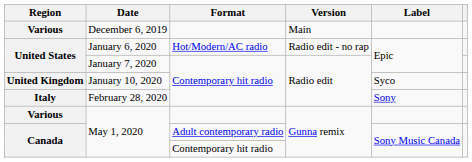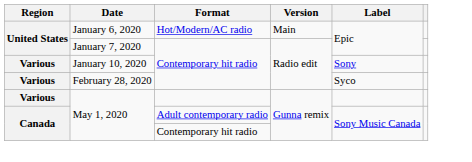- row: (128, 30)
(329, 47) Radio edit - no rap -> (284, 30) Main
(45, 81) United Kingdom -> (37, 64) Various
(384, 81) Syco -> (345, 64) Sony
(45, 98) Italy -> (37, 81) Various
(385, 98) Sony -> (345, 81) Syco
